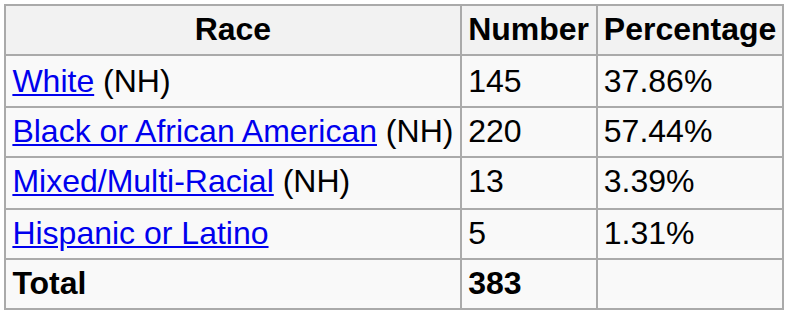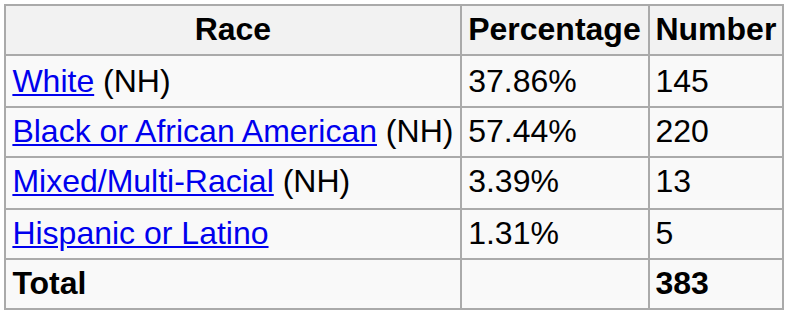columns swapped: (529, 29) <-> (690, 29)
